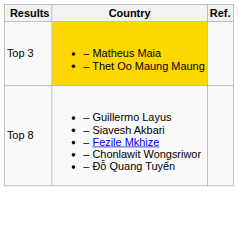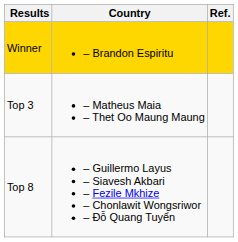+ row: (24, 48)
(130, 60) gold background -> (130, 111) no background
